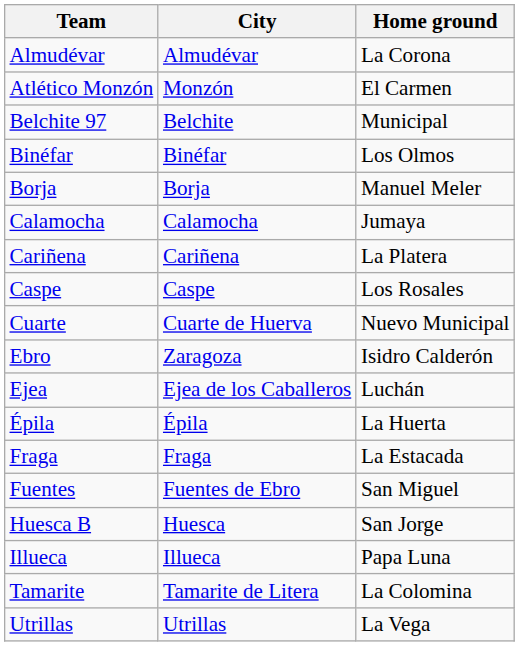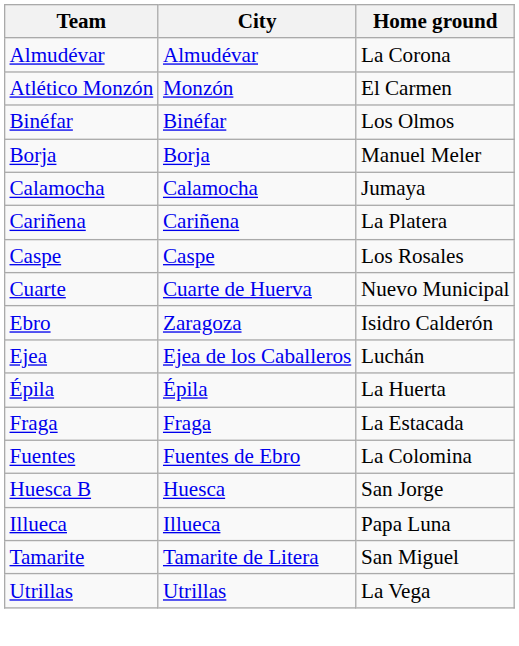- row: (58, 121)
(410, 490) San Miguel -> (416, 456) La Colomina
(416, 590) La Colomina -> (410, 557) San Miguel
